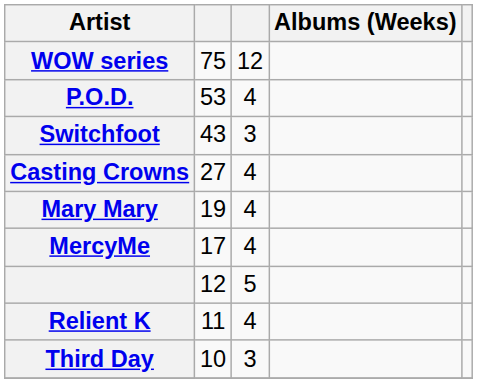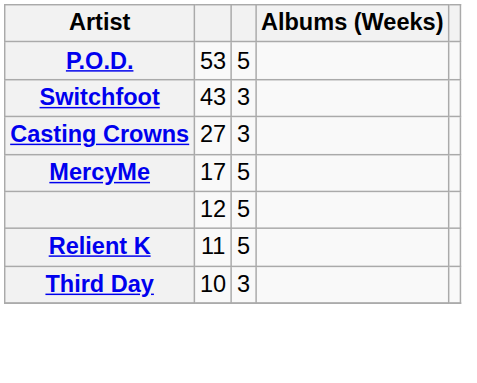- row: (100, 60)
(250, 97) 4 -> (244, 60) 5
(250, 172) 4 -> (244, 135) 3
- row: (100, 209)
(250, 246) 4 -> (244, 172) 5
(250, 321) 4 -> (244, 246) 5
